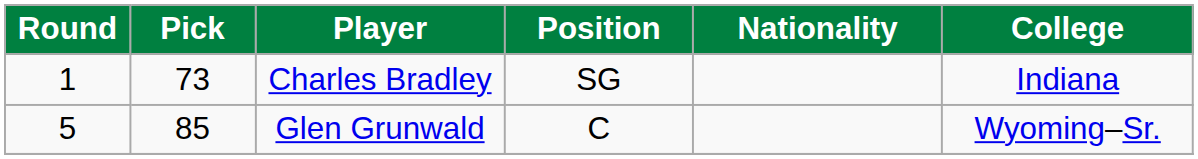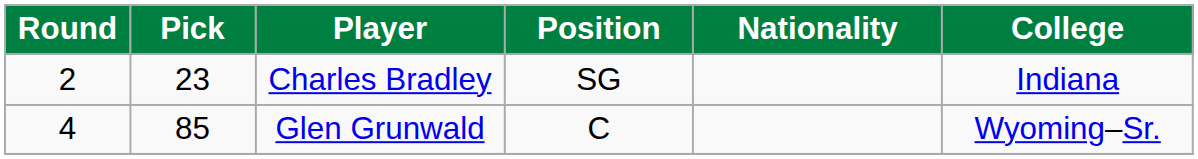(67, 79) 1 -> (67, 79) 2
(192, 79) 73 -> (192, 79) 23
(67, 128) 5 -> (67, 128) 4
